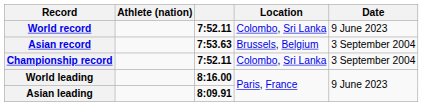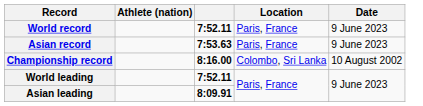(281, 28) Colombo, Sri Lanka -> (267, 28) Paris, France
(277, 45) Brussels, Belgium -> (267, 45) Paris, France
(373, 45) 3 September 2004 -> (359, 45) 9 June 2023
(214, 61) 7:52.11 -> (214, 61) 8:16.00
(373, 61) 3 September 2004 -> (367, 61) 10 August 2002
(214, 77) 8:16.00 -> (214, 77) 7:52.11
